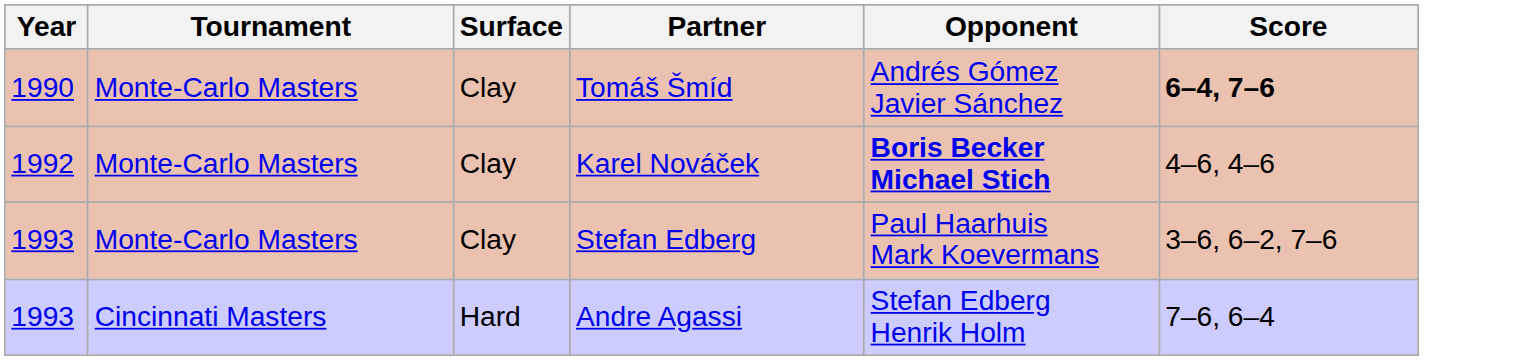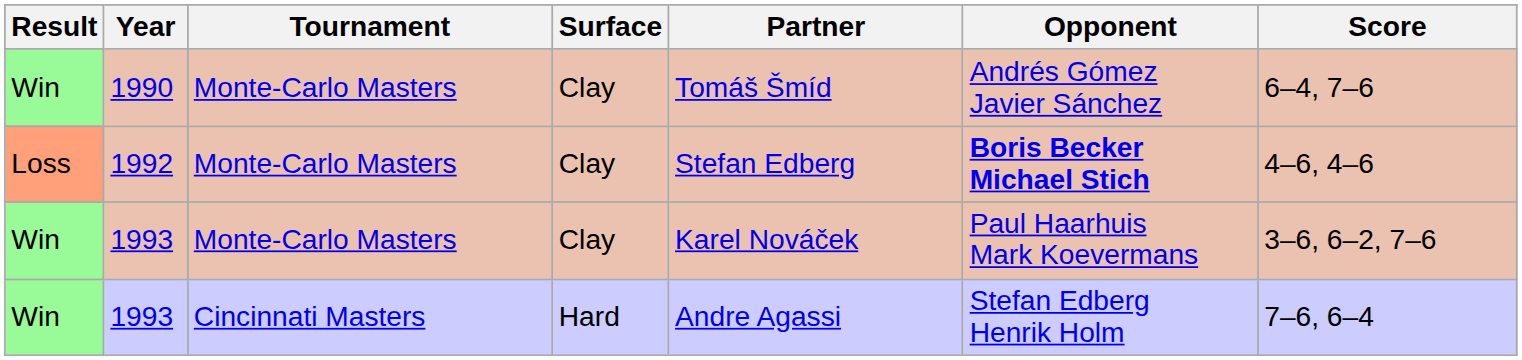+ column: (54, 26)
(1220, 87) bold -> (1319, 87) normal
(668, 163) Karel Nováček -> (765, 163) Stefan Edberg
(666, 240) Stefan Edberg -> (767, 240) Karel Nováček
